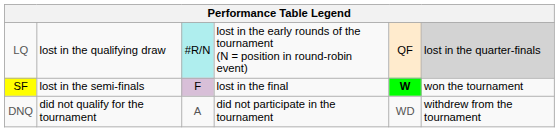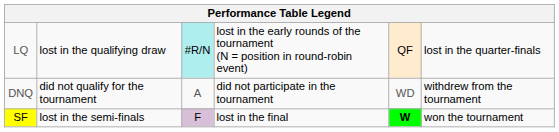(482, 51) lightgrey background -> (482, 51) no background
rows swapped: (21, 88) <-> (21, 112)
